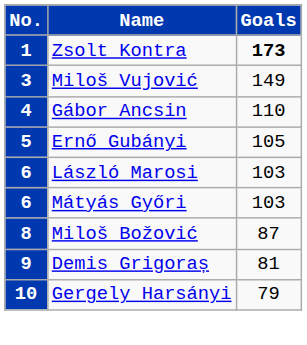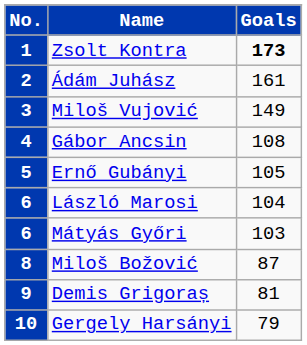+ row: (26, 81)
(269, 112) 110 -> (269, 142) 108
(269, 173) 103 -> (269, 203) 104
